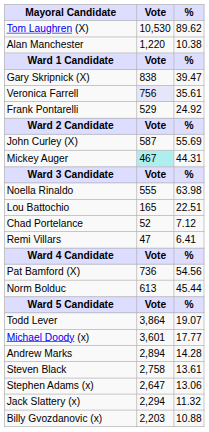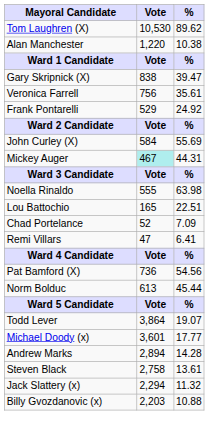(148, 93) lavender background -> (148, 93) no background
(148, 142) 587 -> (148, 142) 584
(186, 223) 7.12 -> (186, 223) 7.09
- row: (50, 386)
